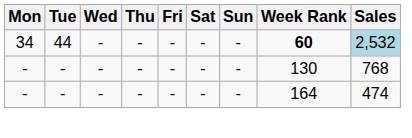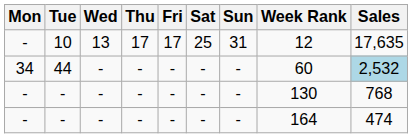+ row: (25, 42)
(304, 42) bold -> (304, 68) normal
